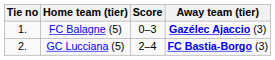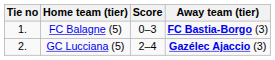(218, 30) Gazélec Ajaccio (3) -> (218, 30) FC Bastia-Borgo (3)
(218, 47) FC Bastia-Borgo (3) -> (218, 47) Gazélec Ajaccio (3)
